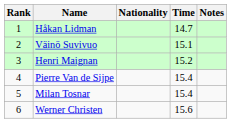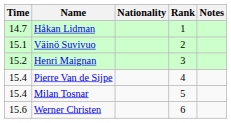columns swapped: (19, 12) <-> (184, 12)
